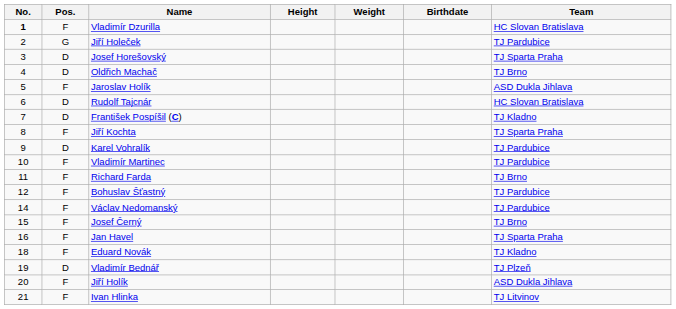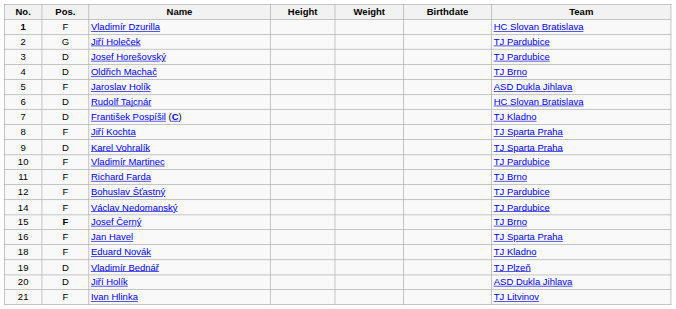(528, 57) TJ Sparta Praha -> (522, 57) TJ Pardubice
(522, 147) TJ Pardubice -> (528, 147) TJ Sparta Praha
(65, 222) normal -> (65, 222) bold
(65, 282) F -> (65, 282) D
